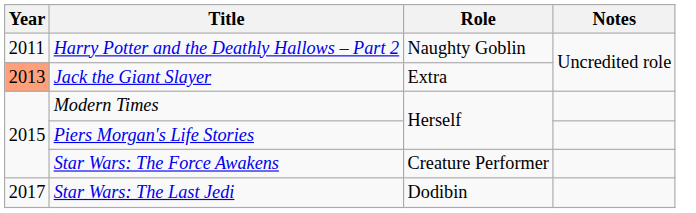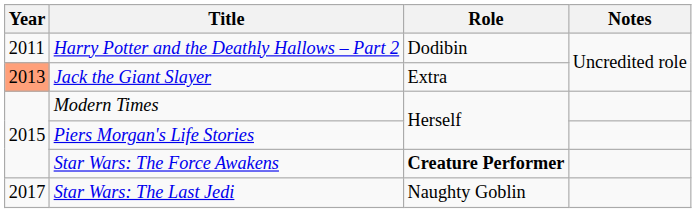(467, 47) Naughty Goblin -> (437, 47) Dodibin
(478, 163) normal -> (486, 163) bold
(437, 192) Dodibin -> (467, 192) Naughty Goblin
